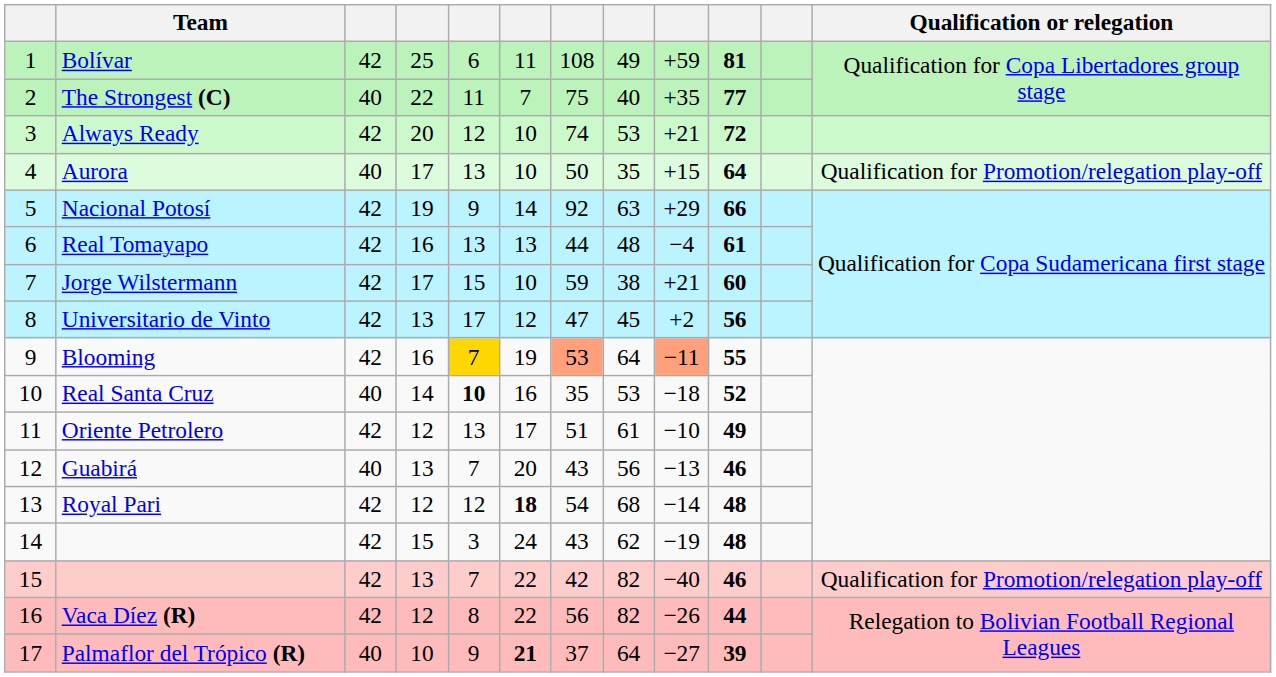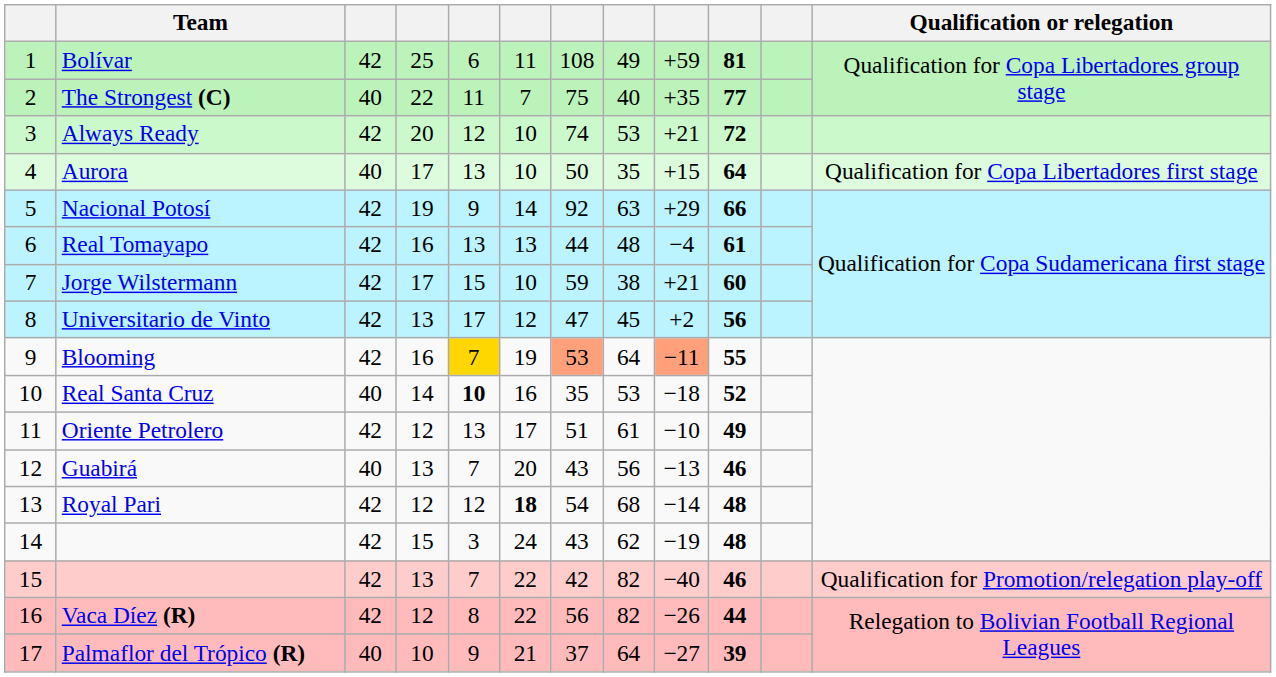(1041, 171) Qualification for Promotion/relegation play-off -> (1041, 171) Qualification for Copa Libertadores first stage
(525, 652) bold -> (525, 652) normal
